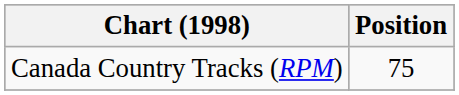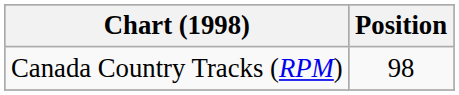(401, 68) 75 -> (401, 68) 98
